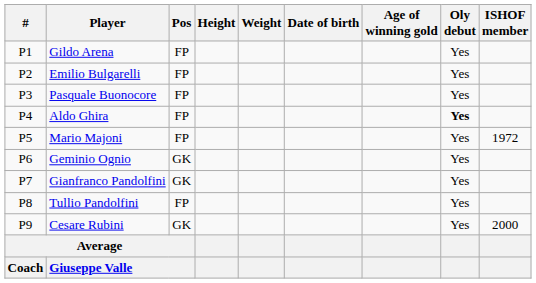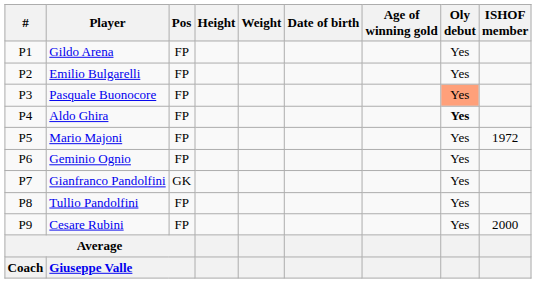(460, 94) no background -> (460, 94) lightsalmon background
(182, 159) GK -> (182, 159) FP
(182, 224) GK -> (182, 224) FP
